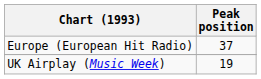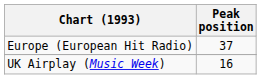(226, 64) 19 -> (226, 64) 16
